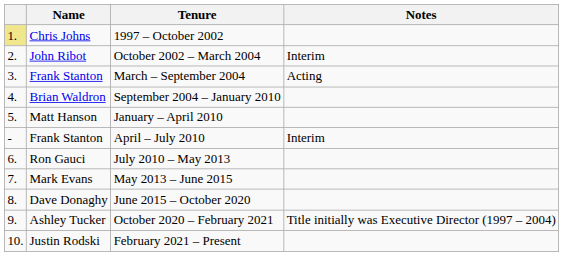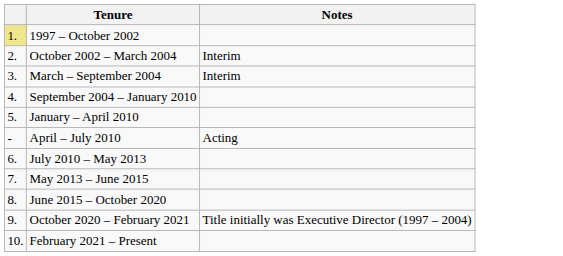- column: (69, 14)
(304, 76) Acting -> (222, 76) Interim
(306, 138) Interim -> (220, 138) Acting
